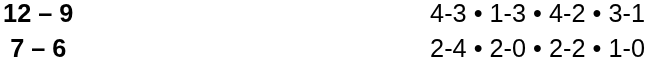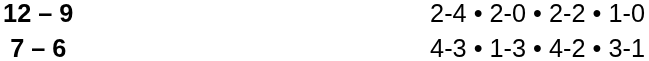(538, 13) 4-3 • 1-3 • 4-2 • 3-1 -> (538, 13) 2-4 • 2-0 • 2-2 • 1-0
(538, 48) 2-4 • 2-0 • 2-2 • 1-0 -> (538, 48) 4-3 • 1-3 • 4-2 • 3-1
